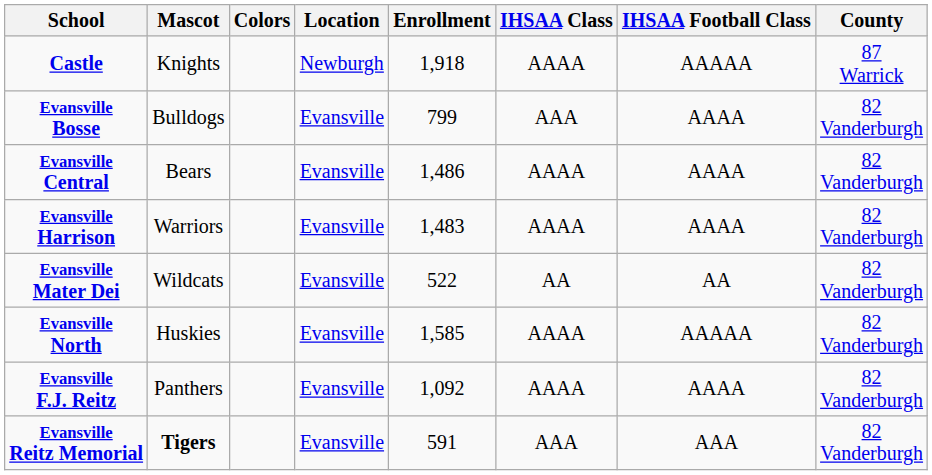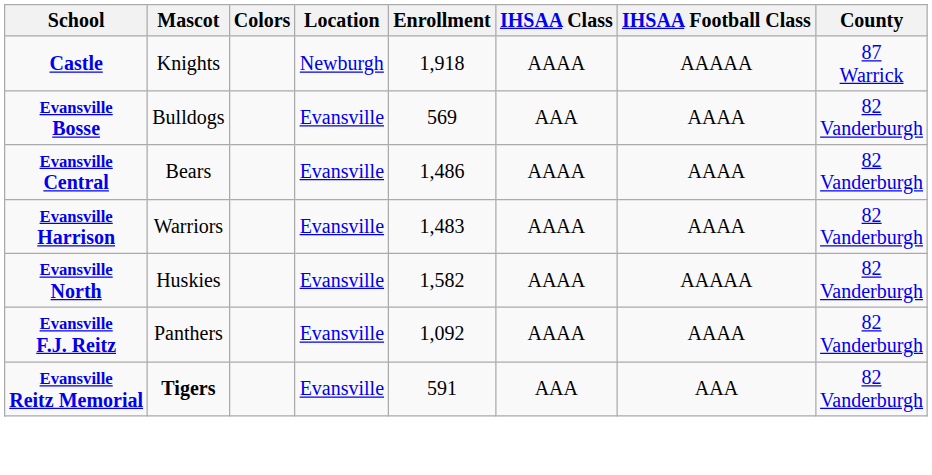(442, 117) 799 -> (442, 117) 569
- row: (76, 280)
(442, 334) 1,585 -> (442, 280) 1,582
